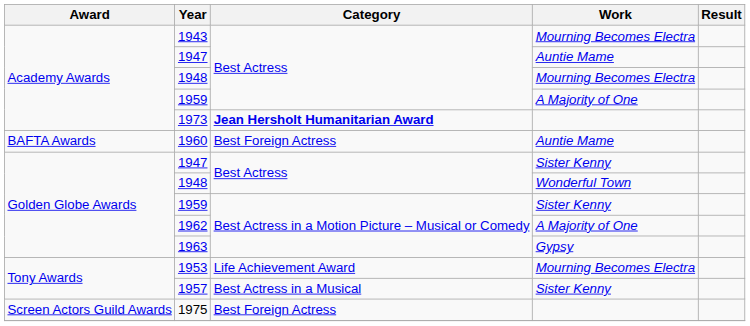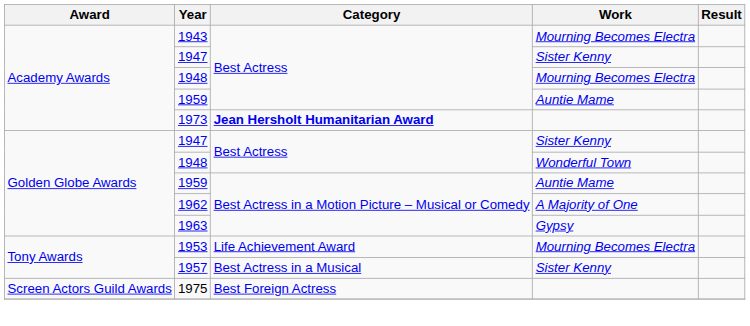(575, 57) Auntie Mame -> (573, 57) Sister Kenny
(587, 99) A Majority of One -> (575, 99) Auntie Mame
- row: (52, 141)
(573, 204) Sister Kenny -> (575, 183) Auntie Mame
